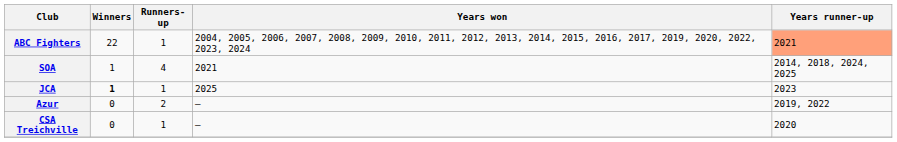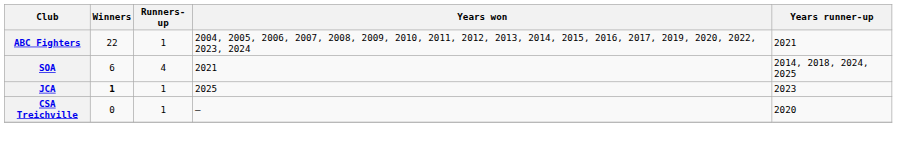(785, 43) lightsalmon background -> (785, 43) no background
(112, 69) 1 -> (112, 69) 6
- row: (47, 104)
